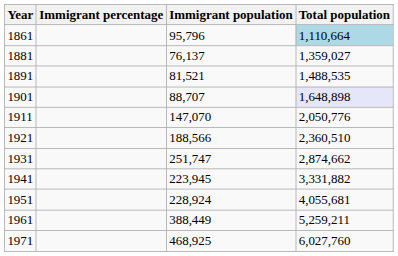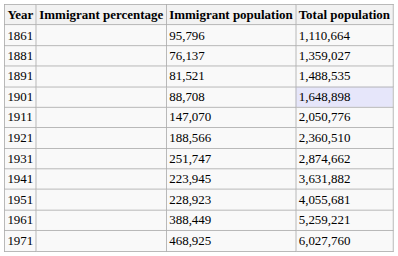(324, 35) lightblue background -> (324, 35) no background
(187, 96) 88,707 -> (187, 96) 88,708
(325, 179) 3,331,882 -> (325, 179) 3,631,882
(190, 199) 228,924 -> (190, 199) 228,923
(324, 220) 5,259,211 -> (325, 220) 5,259,221
